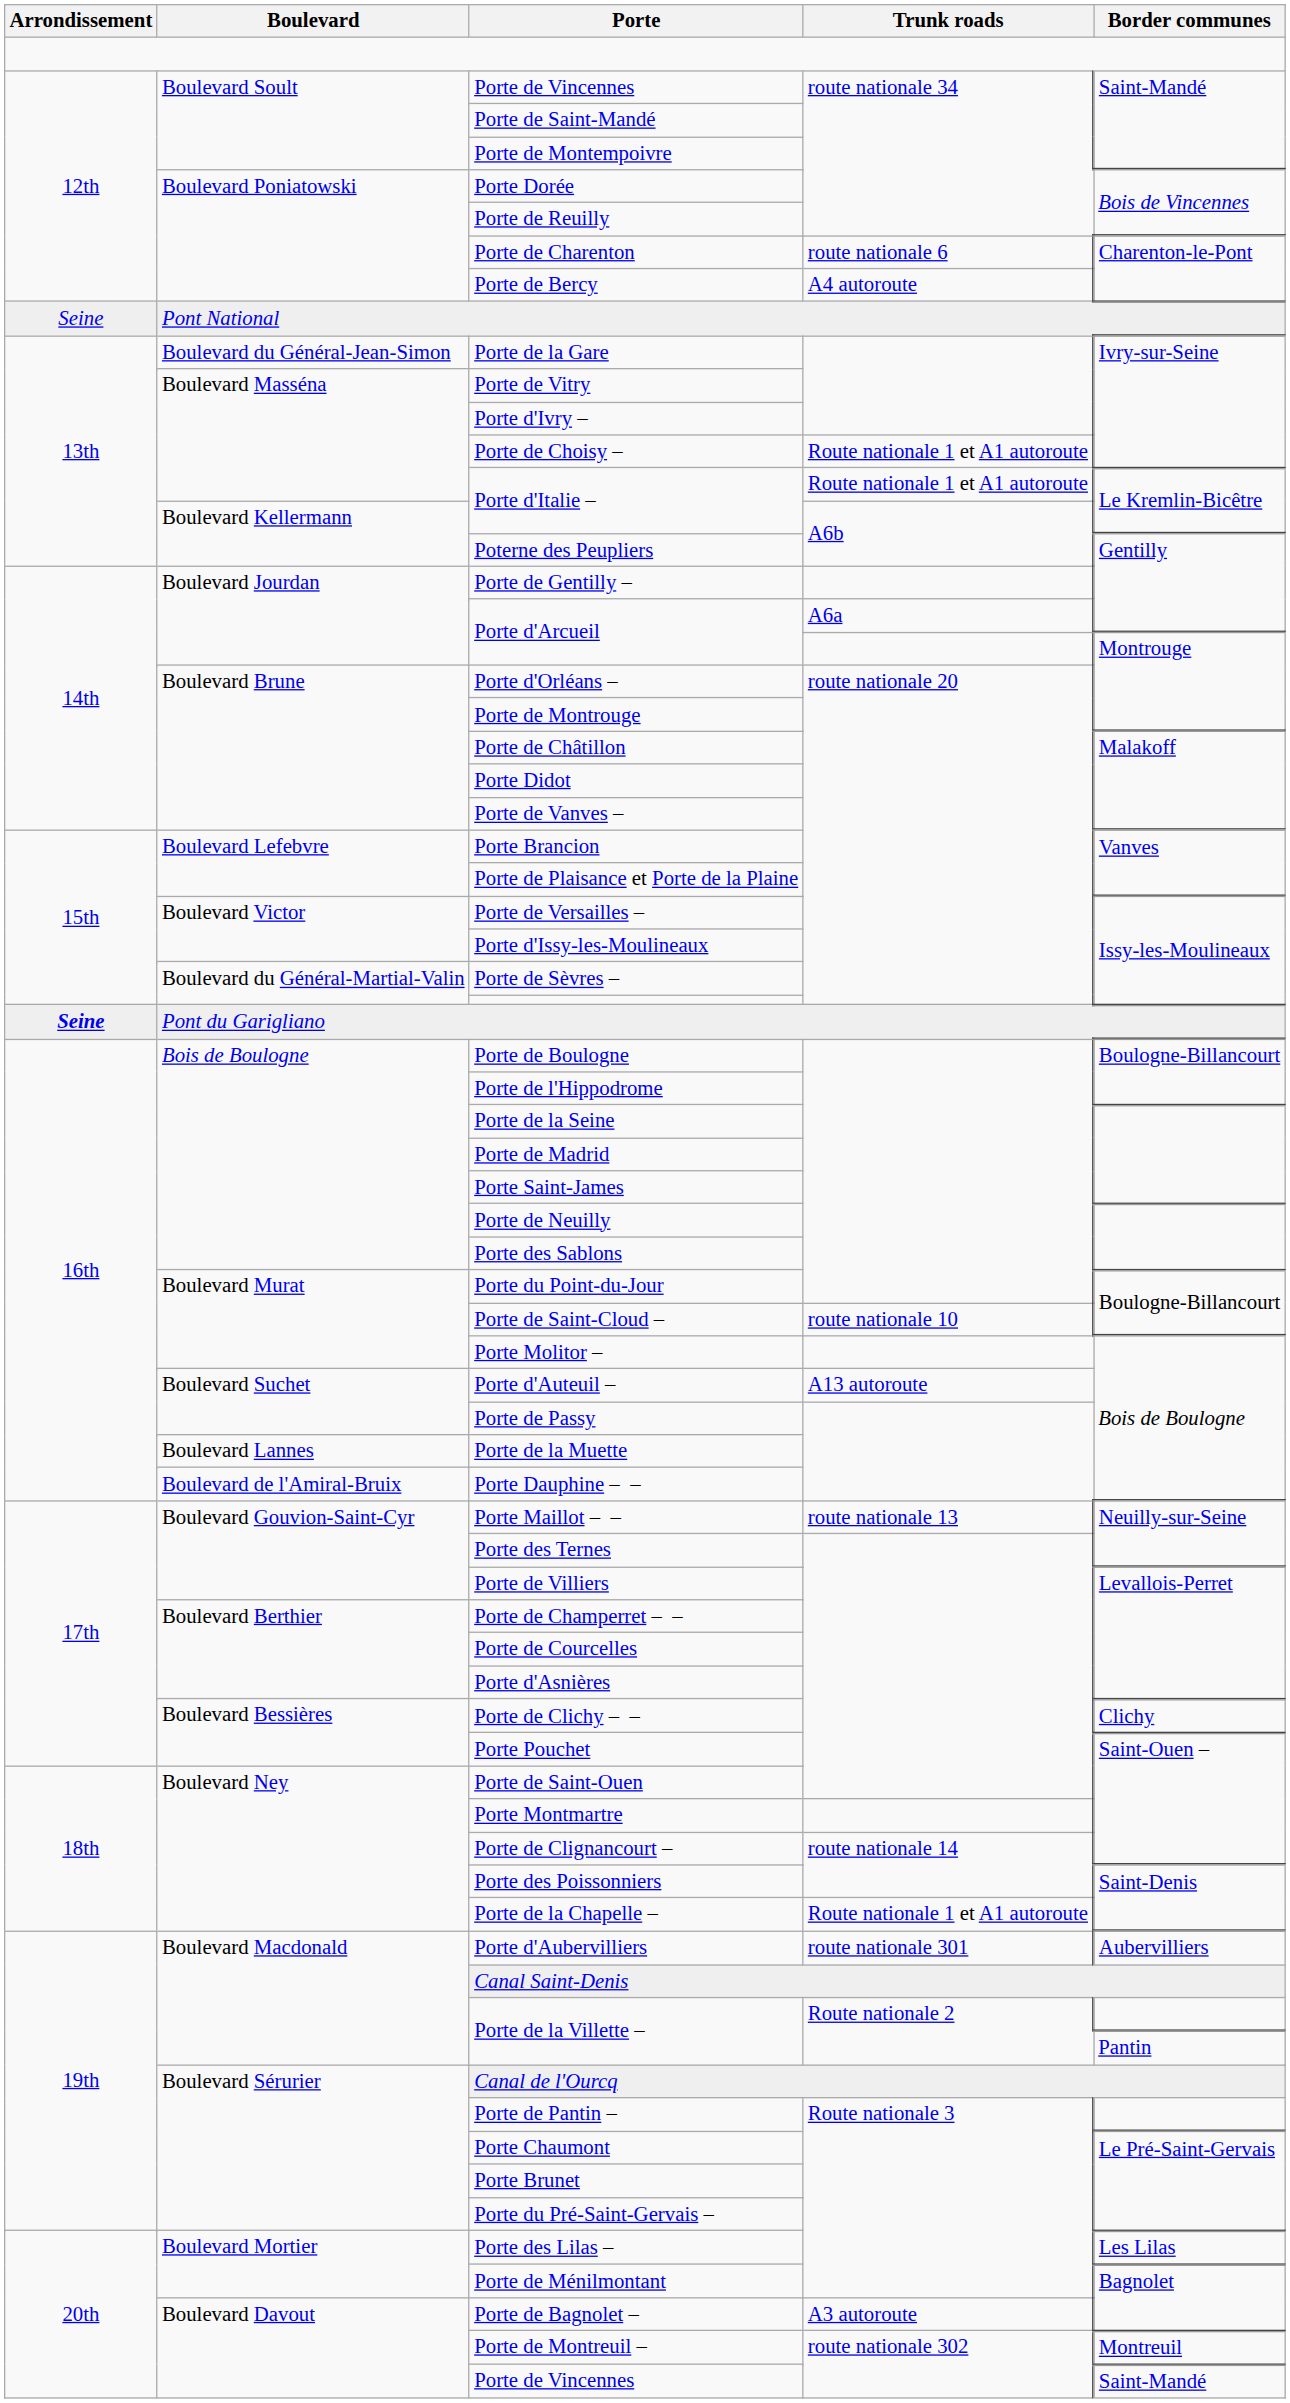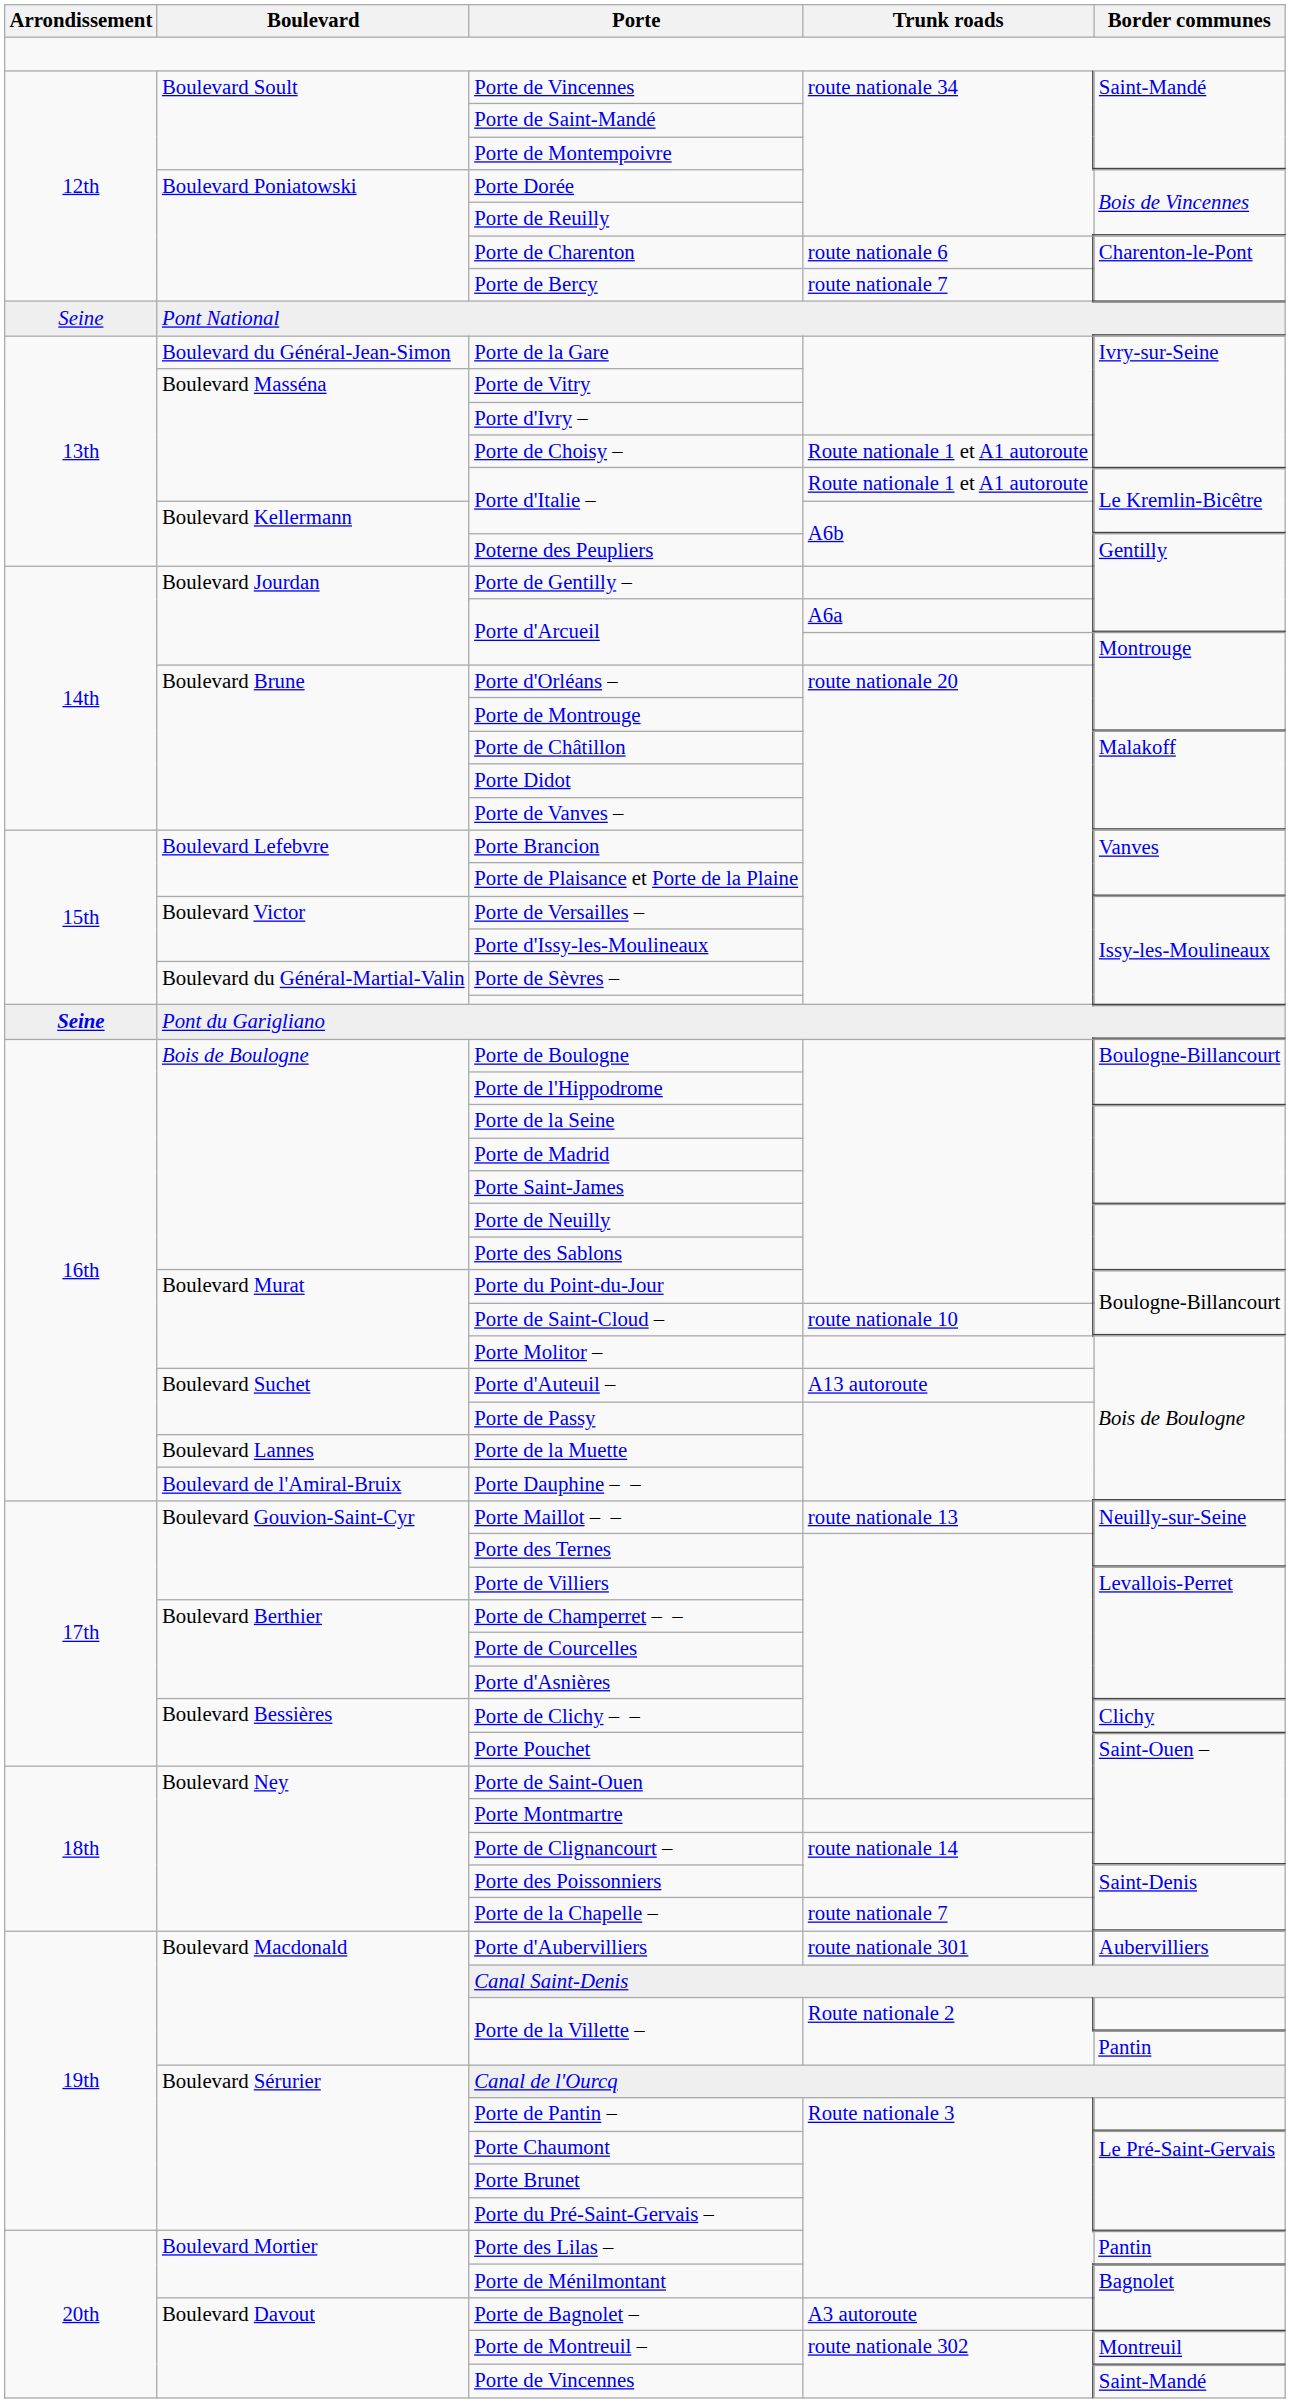(862, 284) A4 autoroute -> (878, 284) route nationale 7
(948, 1914) Route nationale 1 et A1 autoroute -> (878, 1914) route nationale 7
(1137, 2247) Les Lilas -> (1125, 2247) Pantin
